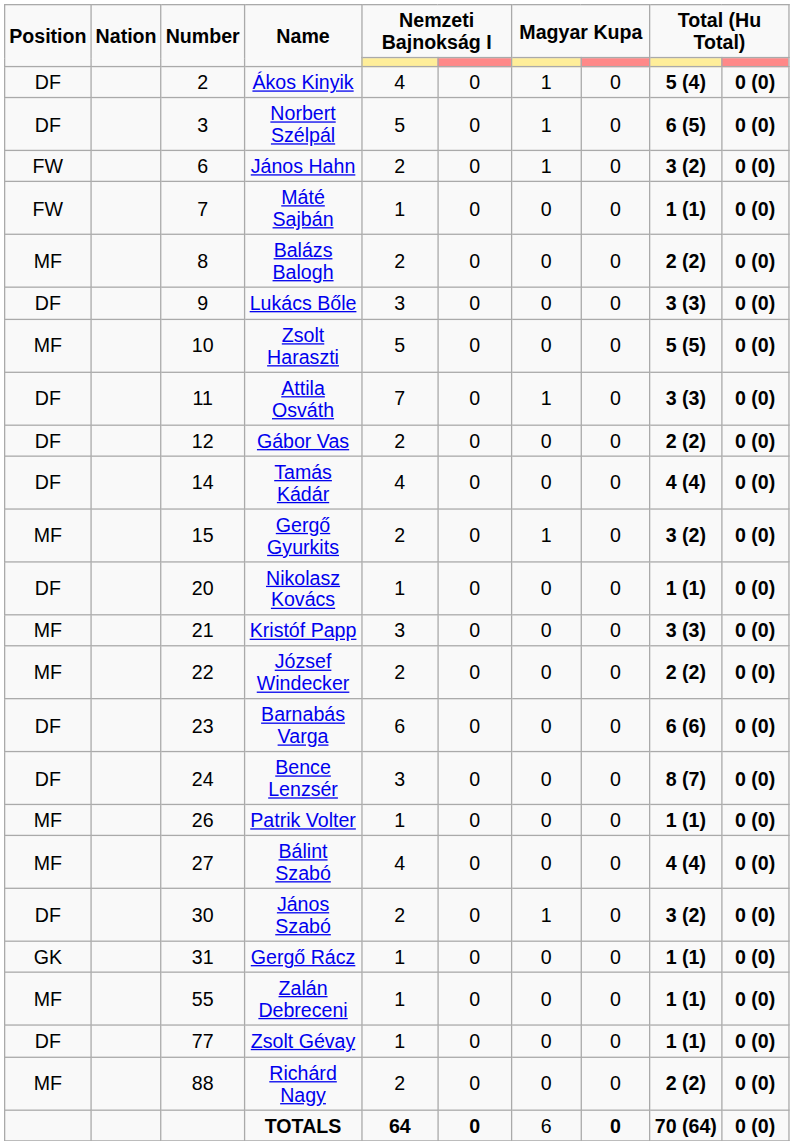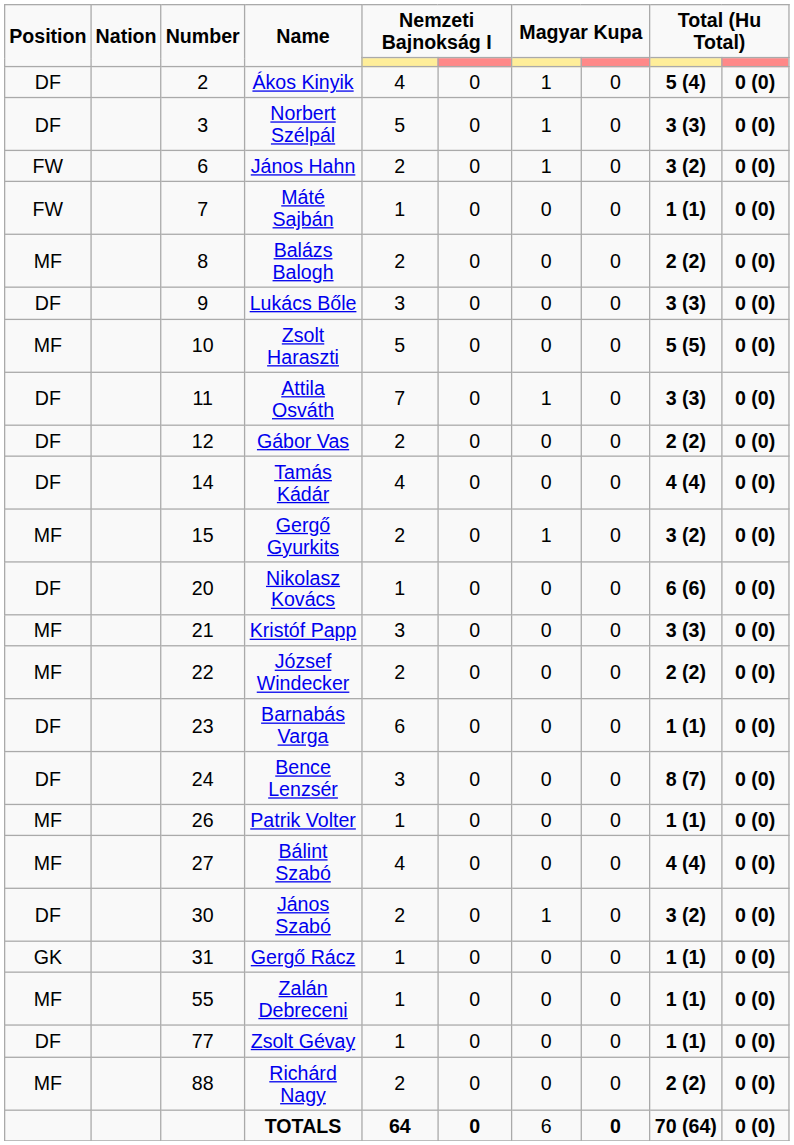(686, 124) 6 (5) -> (686, 124) 3 (3)
(686, 588) 1 (1) -> (686, 588) 6 (6)
(686, 725) 6 (6) -> (686, 725) 1 (1)
